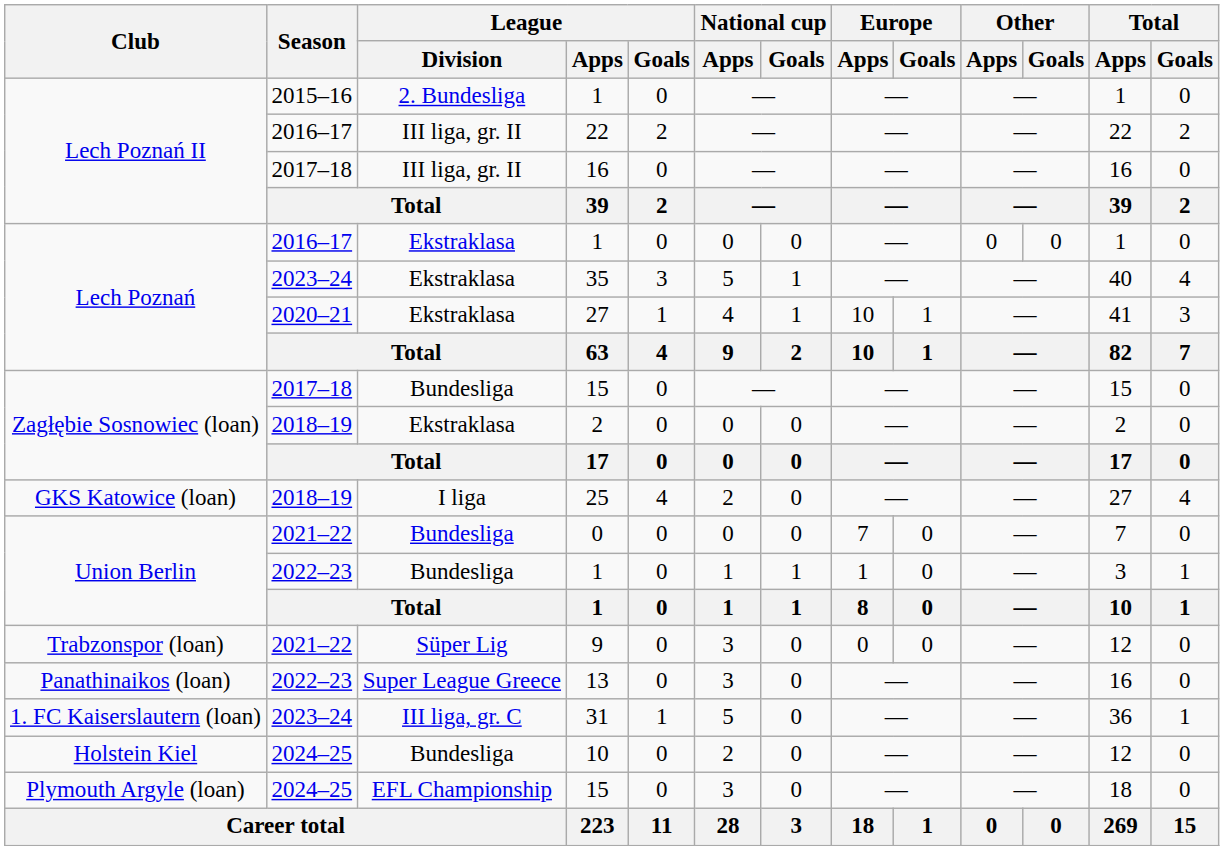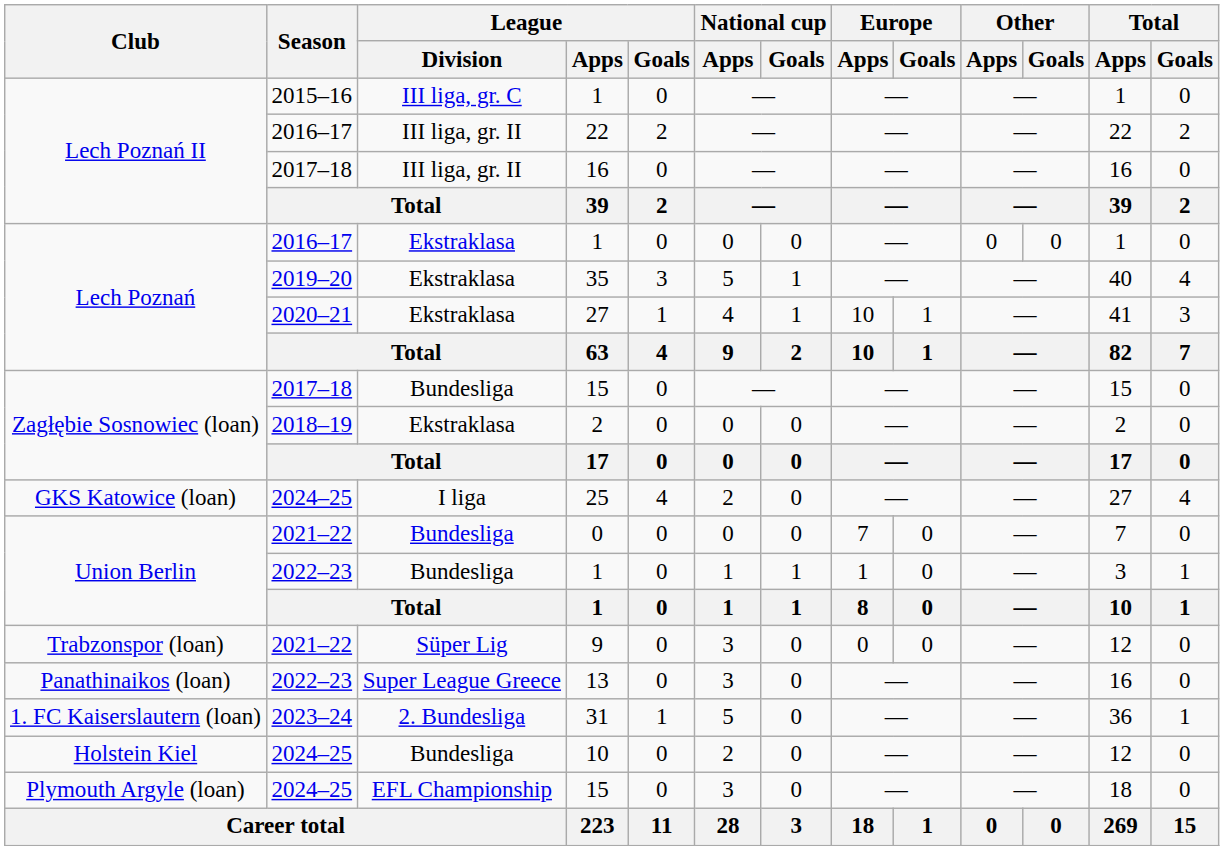(462, 95) 2. Bundesliga -> (462, 95) III liga, gr. C
(312, 278) 2023–24 -> (312, 278) 2019–20
(312, 497) 2018–19 -> (312, 497) 2024–25
(462, 717) III liga, gr. C -> (462, 717) 2. Bundesliga
